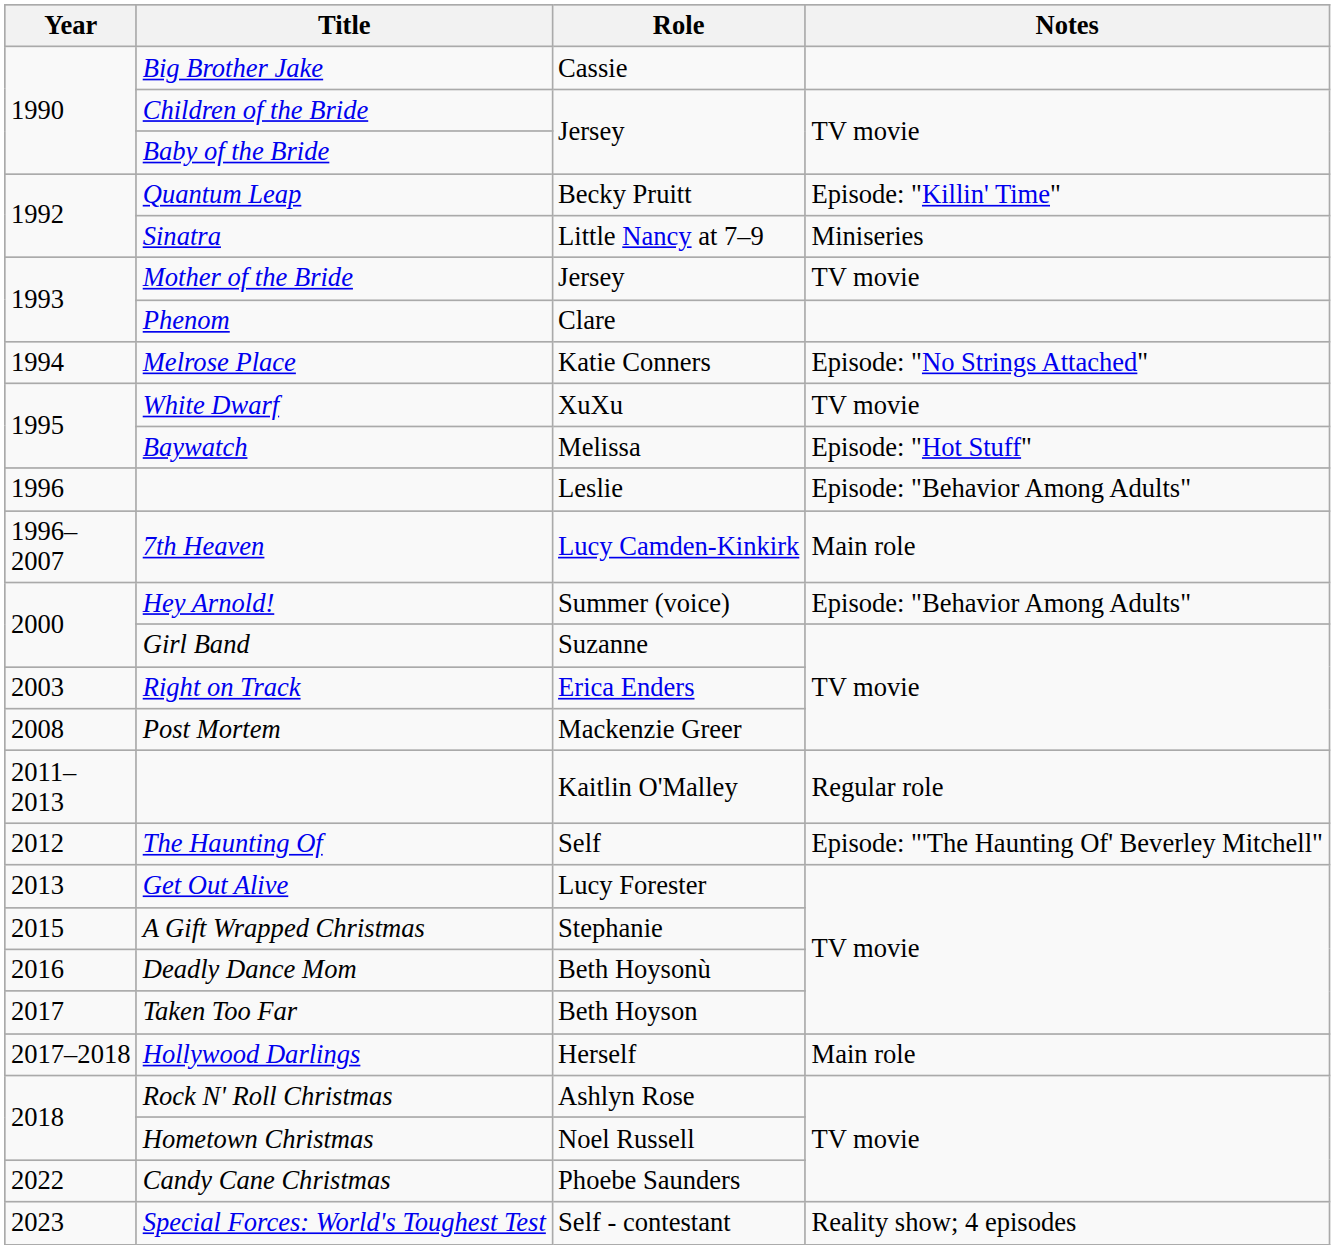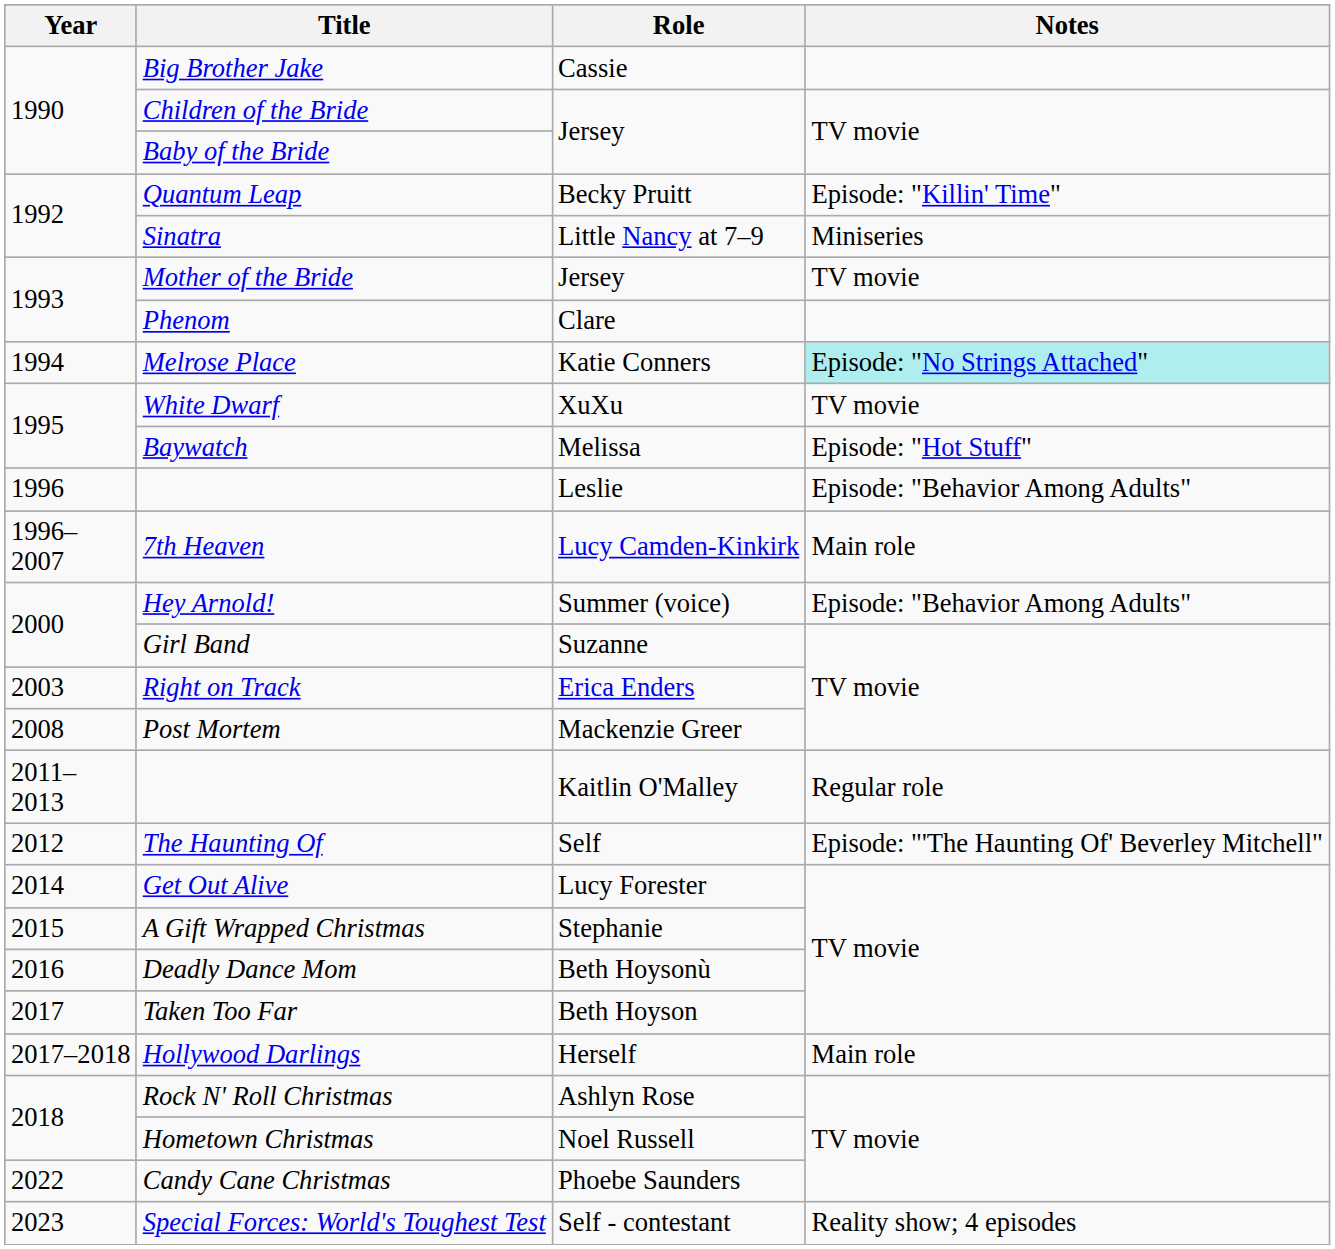(980, 362) no background -> (980, 362) paleturquoise background
(38, 885) 2013 -> (38, 885) 2014
